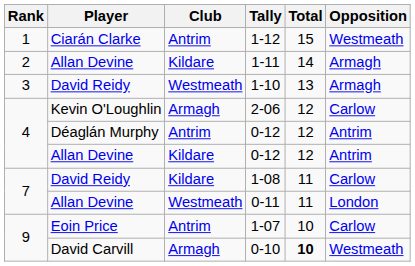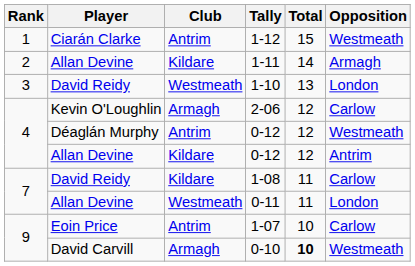(355, 86) Armagh -> (354, 86) London
(351, 132) Antrim -> (366, 132) Westmeath
